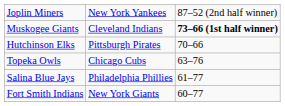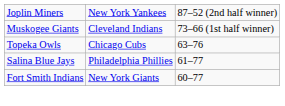(228, 28) bold -> (226, 28) normal
- row: (41, 45)
